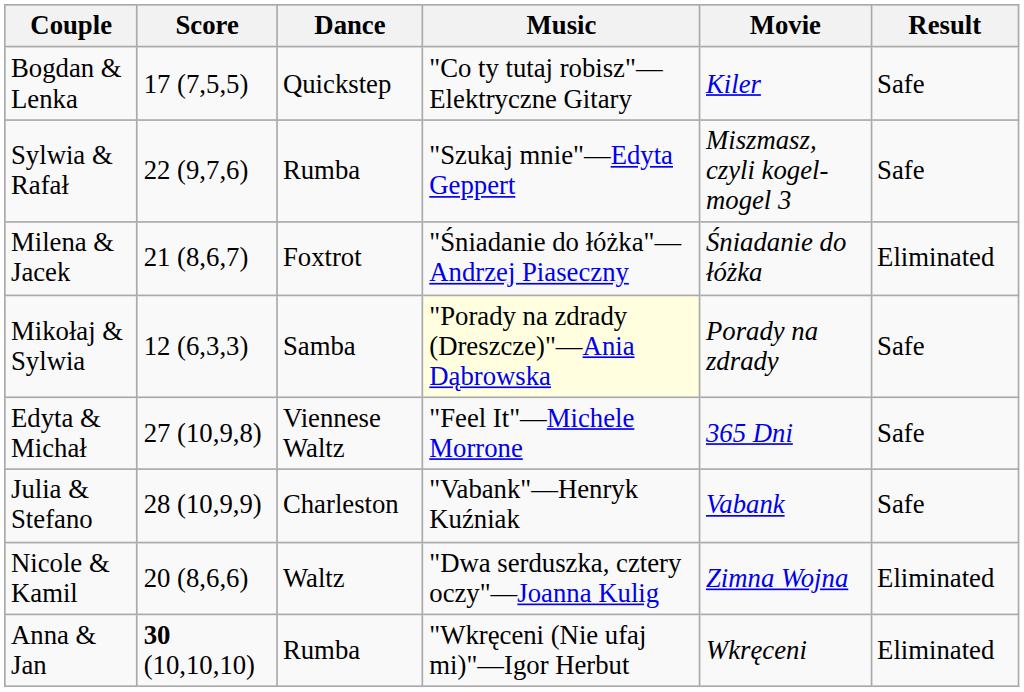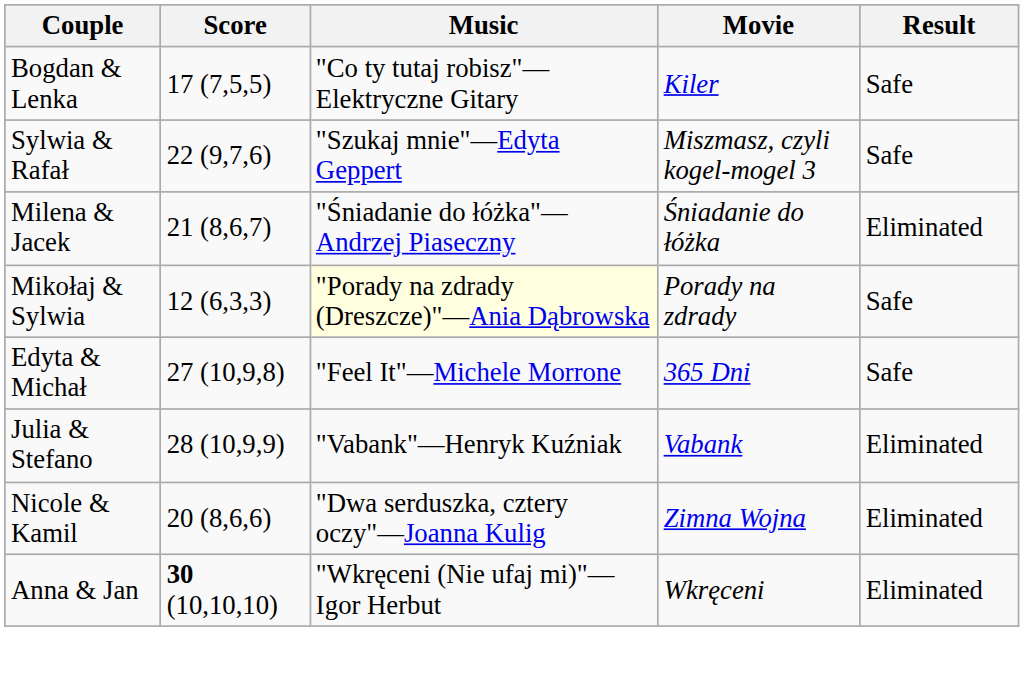- column: (350, 25)
(901, 505) Safe -> (924, 445) Eliminated
